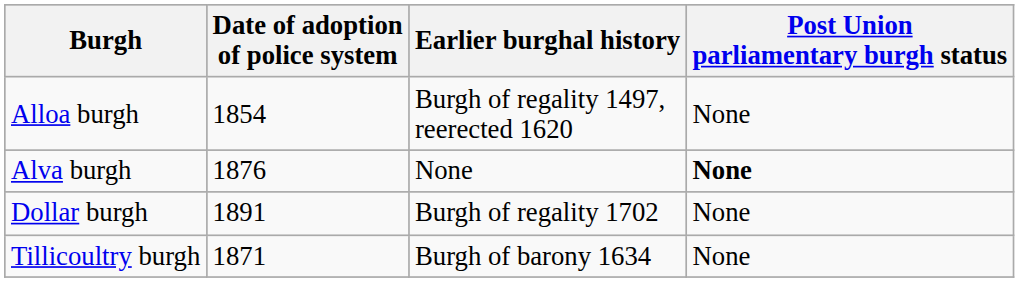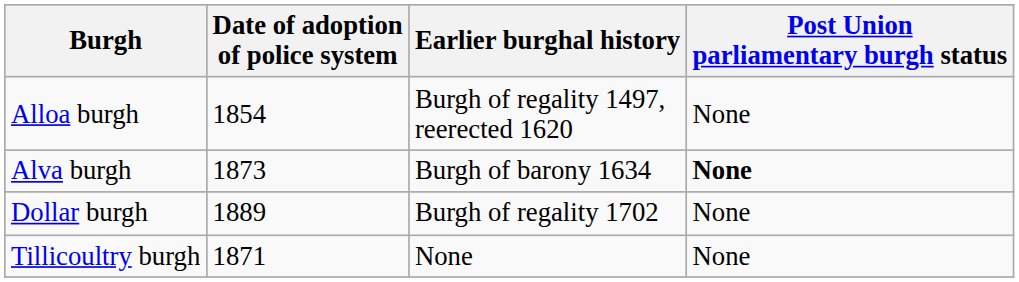(239, 170) 1876 -> (239, 170) 1873
(444, 170) None -> (533, 170) Burgh of barony 1634
(239, 212) 1891 -> (239, 212) 1889
(533, 255) Burgh of barony 1634 -> (444, 255) None
